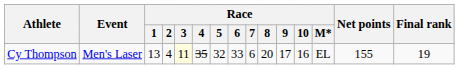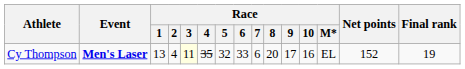(112, 54) normal -> (115, 54) bold
(364, 54) 155 -> (369, 54) 152
